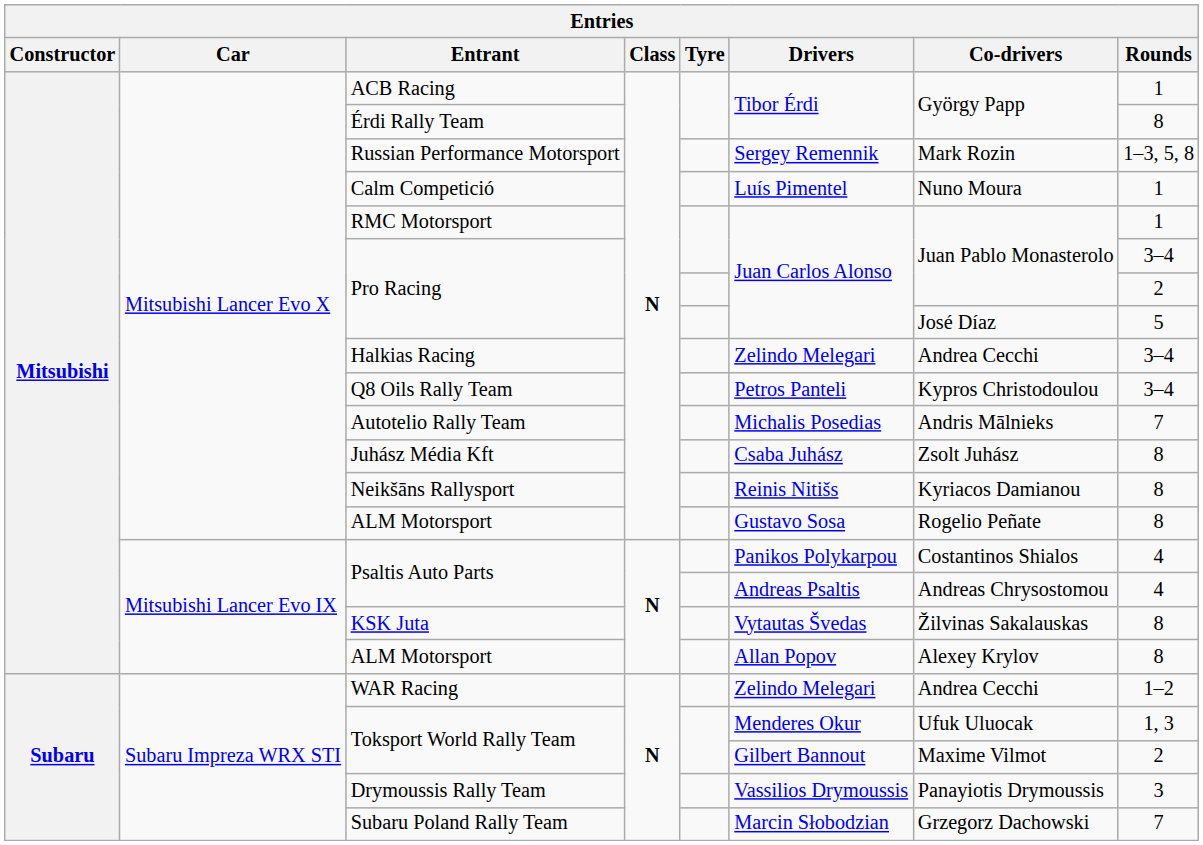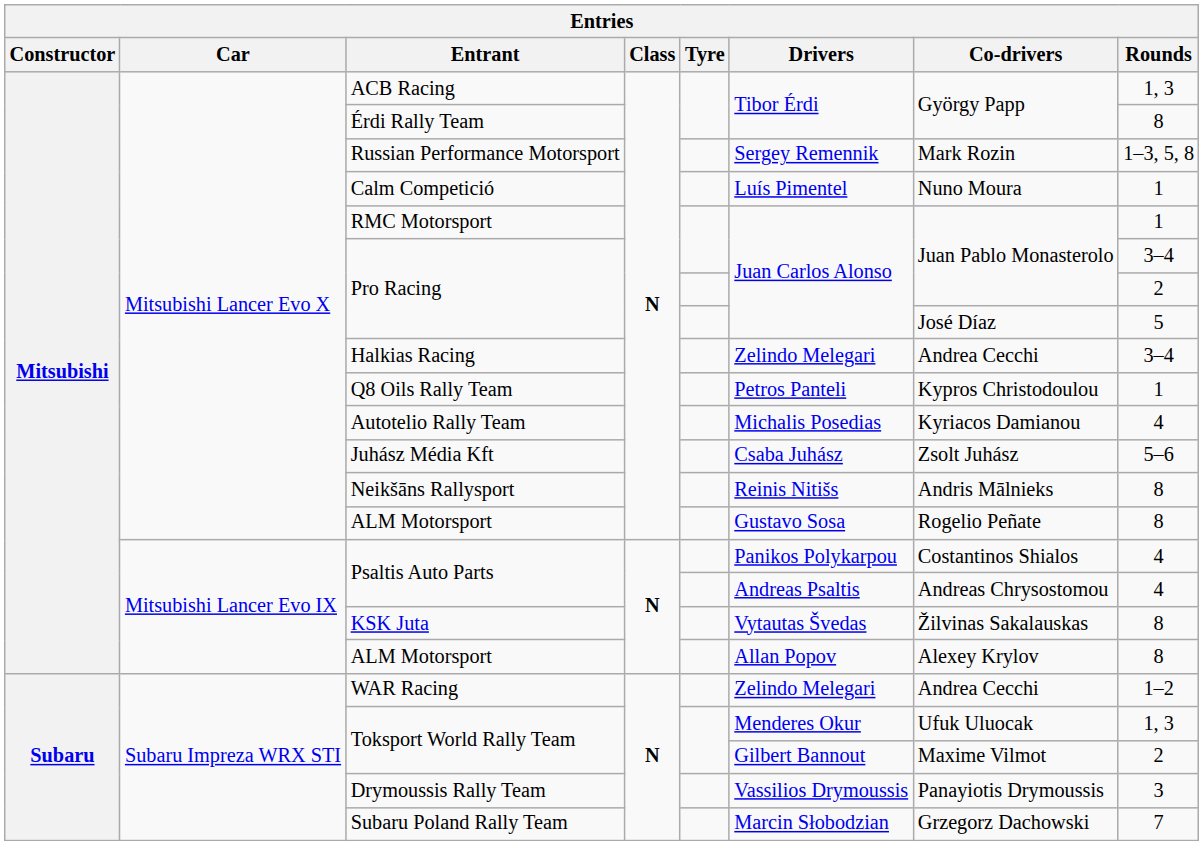(1159, 87) 1 -> (1159, 87) 1, 3
(1159, 388) 3–4 -> (1159, 388) 1
(986, 421) Andris Mālnieks -> (999, 421) Kyriacos Damianou
(1159, 421) 7 -> (1159, 421) 4
(1159, 455) 8 -> (1159, 455) 5–6
(999, 488) Kyriacos Damianou -> (986, 488) Andris Mālnieks
